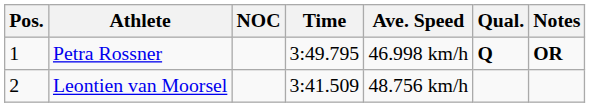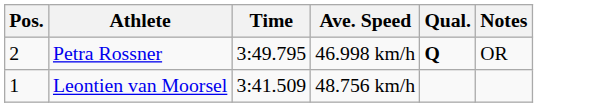- column: (258, 20)
(14, 53) 1 -> (14, 53) 2
(548, 53) bold -> (494, 53) normal
(14, 86) 2 -> (14, 86) 1
